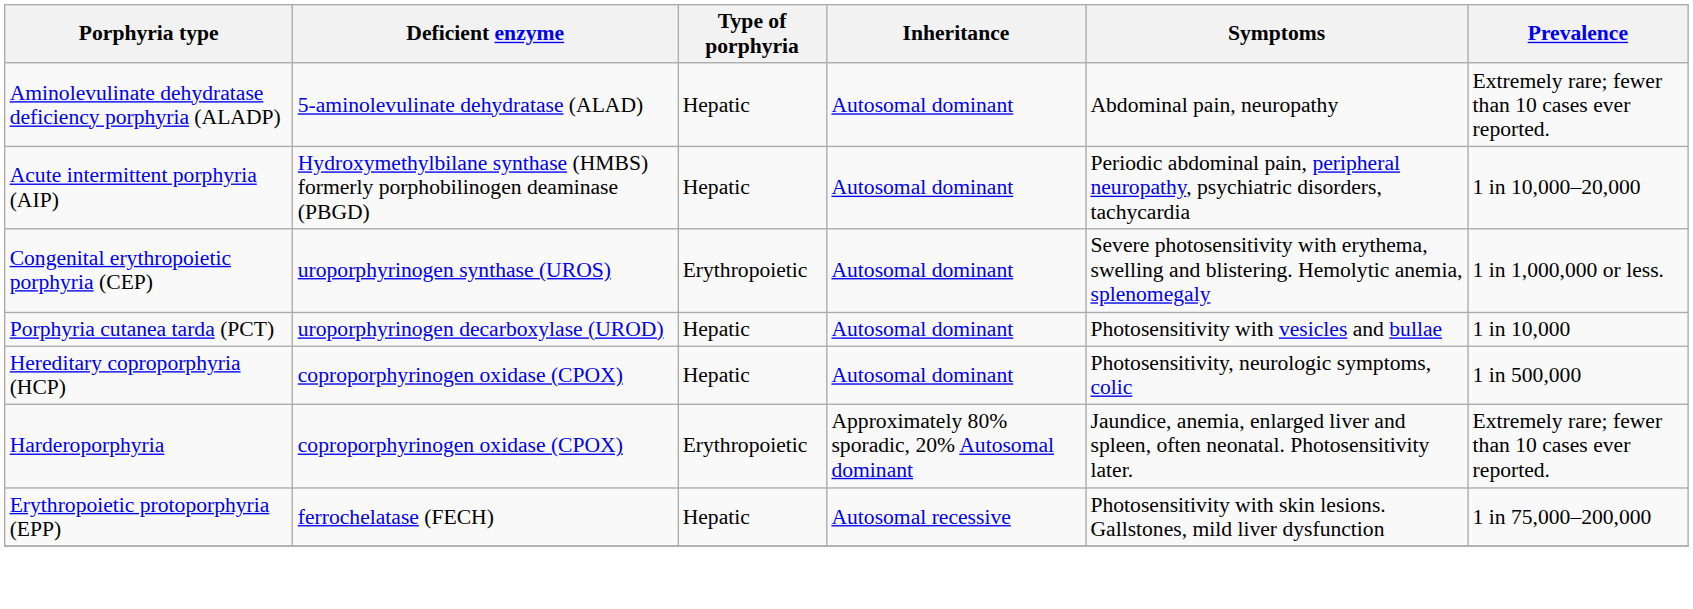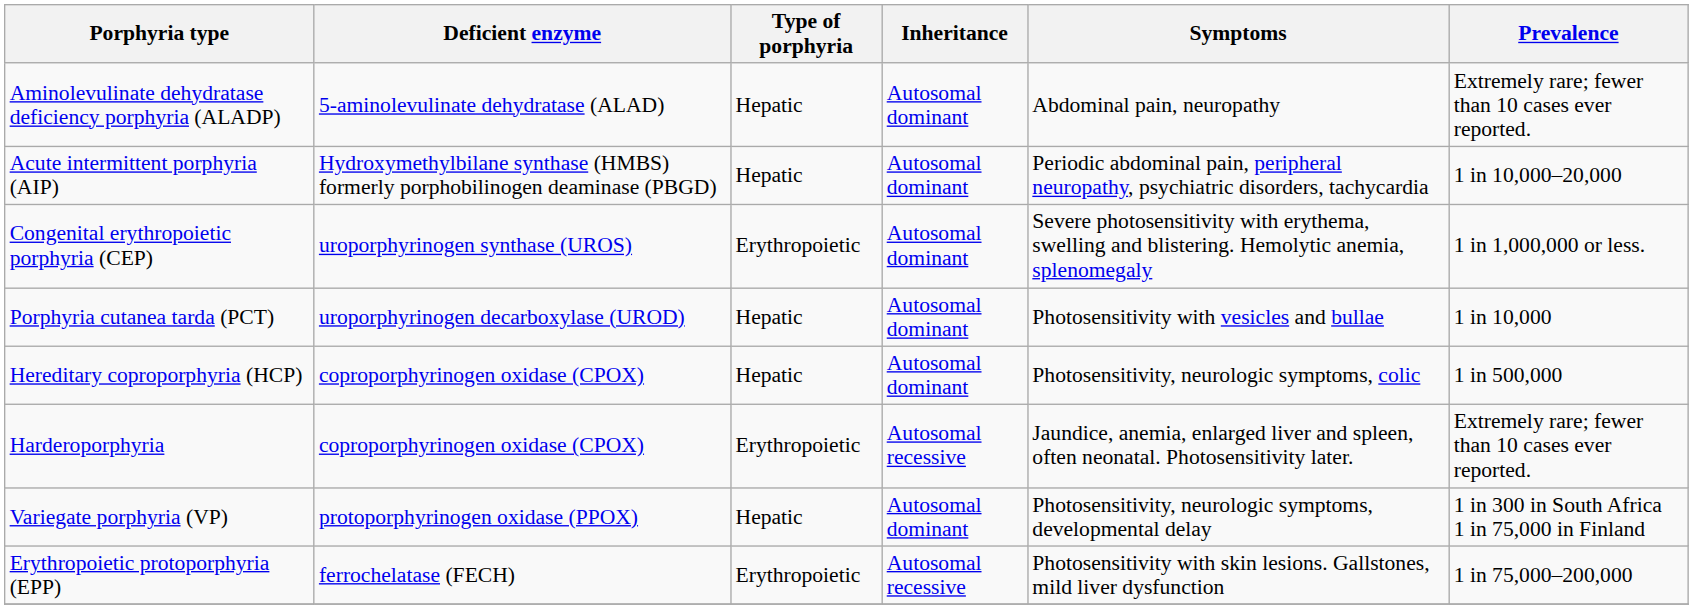(943, 445) Approximately 80% sporadic, 20% Autosomal dominant -> (934, 445) Autosomal recessive
+ row: (119, 516)
(716, 516) Hepatic -> (798, 575) Erythropoietic
